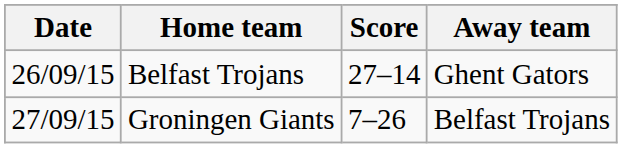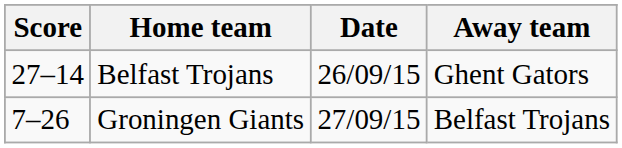columns swapped: (63, 27) <-> (384, 27)
